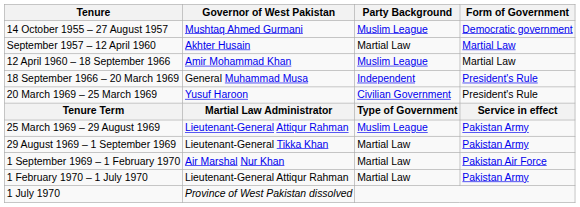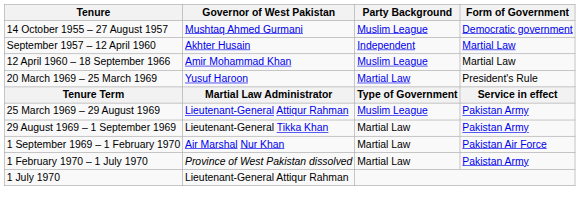(384, 45) Martial Law -> (386, 45) Independent
- row: (93, 78)
(404, 95) Civilian Government -> (384, 78) Martial Law
(267, 177) Lieutenant-General Attiqur Rahman -> (269, 161) Province of West Pakistan dissolved
(269, 194) Province of West Pakistan dissolved -> (267, 177) Lieutenant-General Attiqur Rahman
